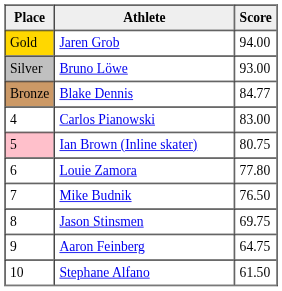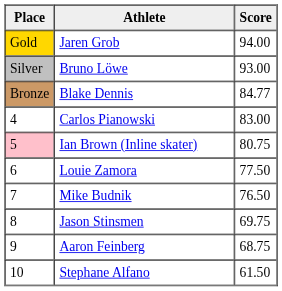(255, 170) 77.80 -> (255, 170) 77.50
(255, 247) 64.75 -> (255, 247) 68.75
